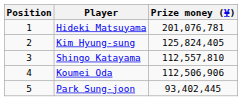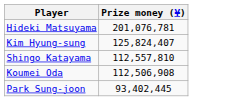- column: (29, 12)
(193, 42) 125,824,405 -> (143, 42) 125,824,407
(193, 73) 112,506,906 -> (143, 73) 112,506,908
